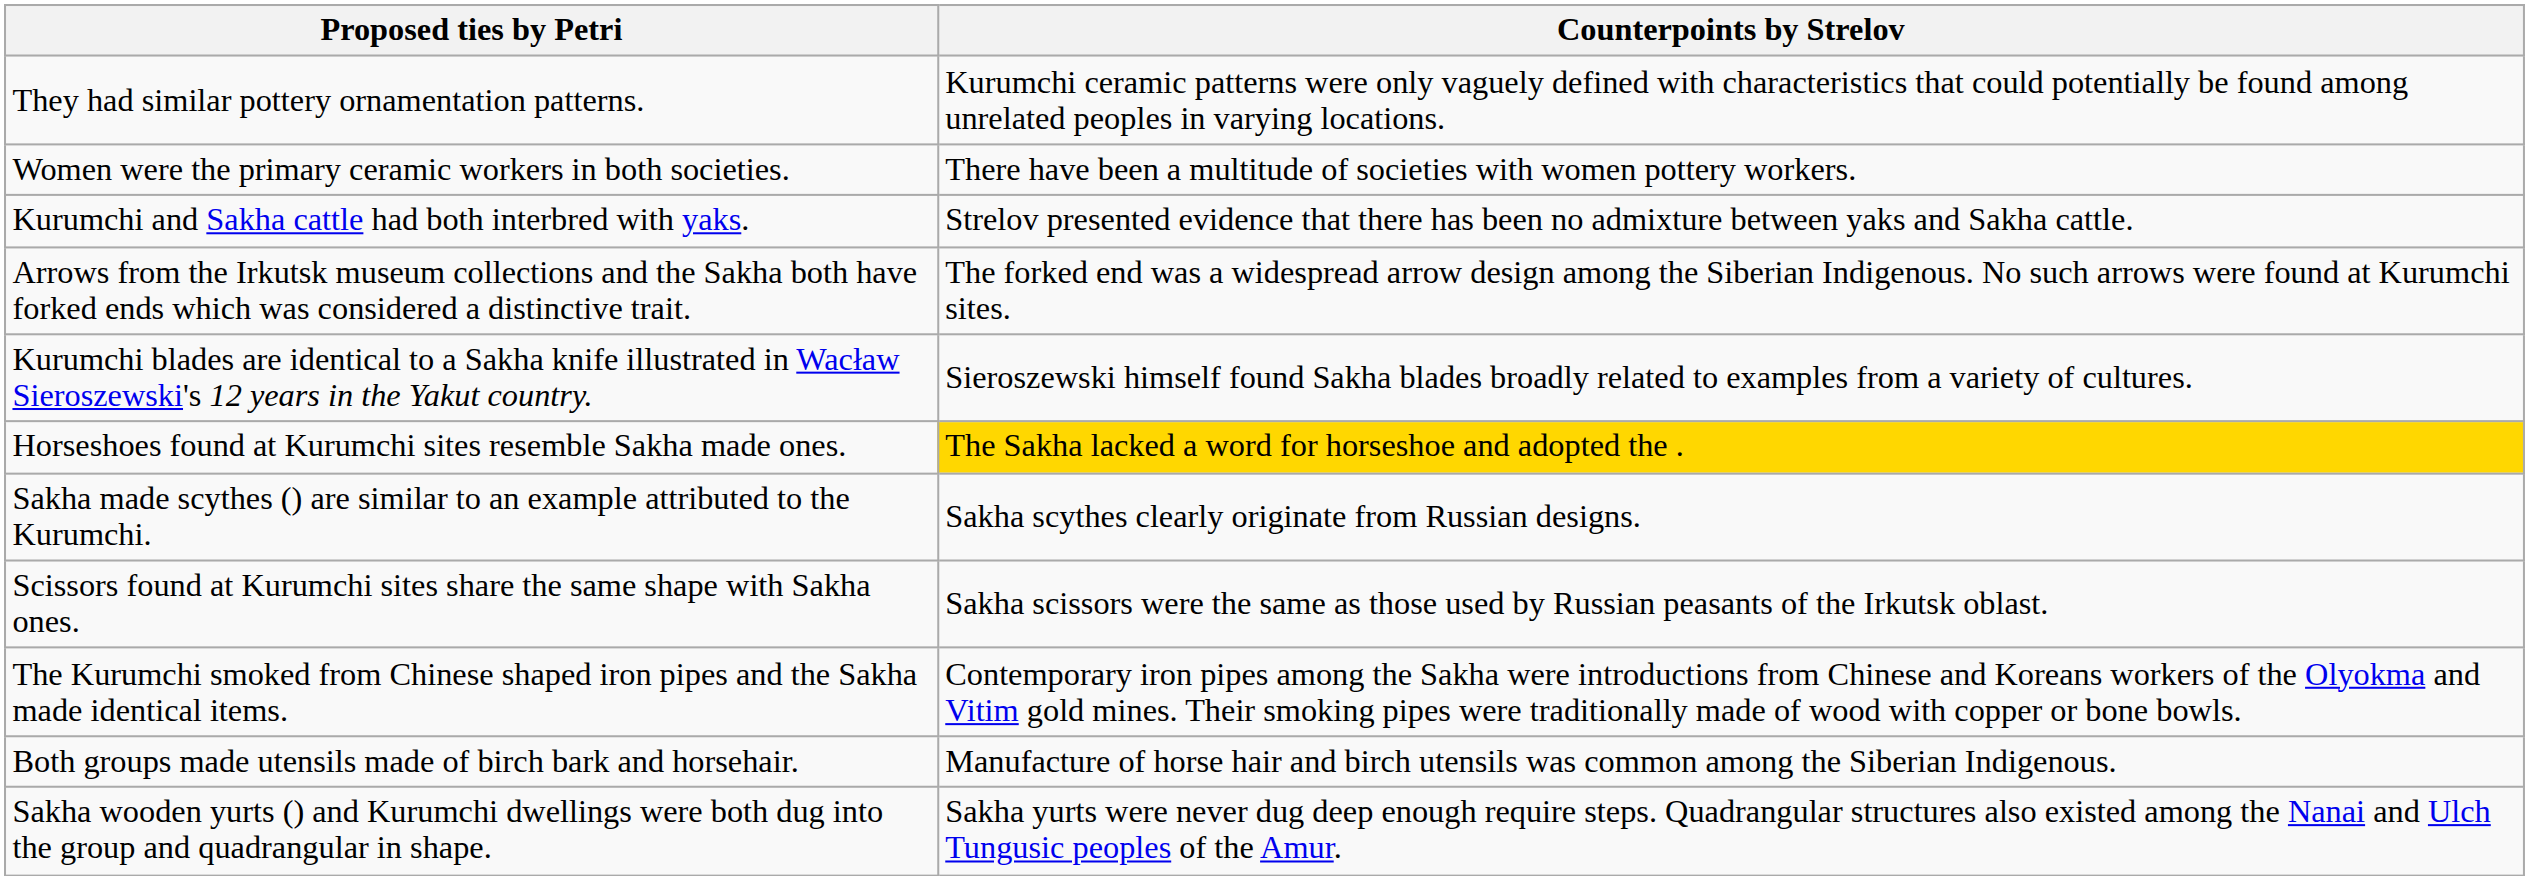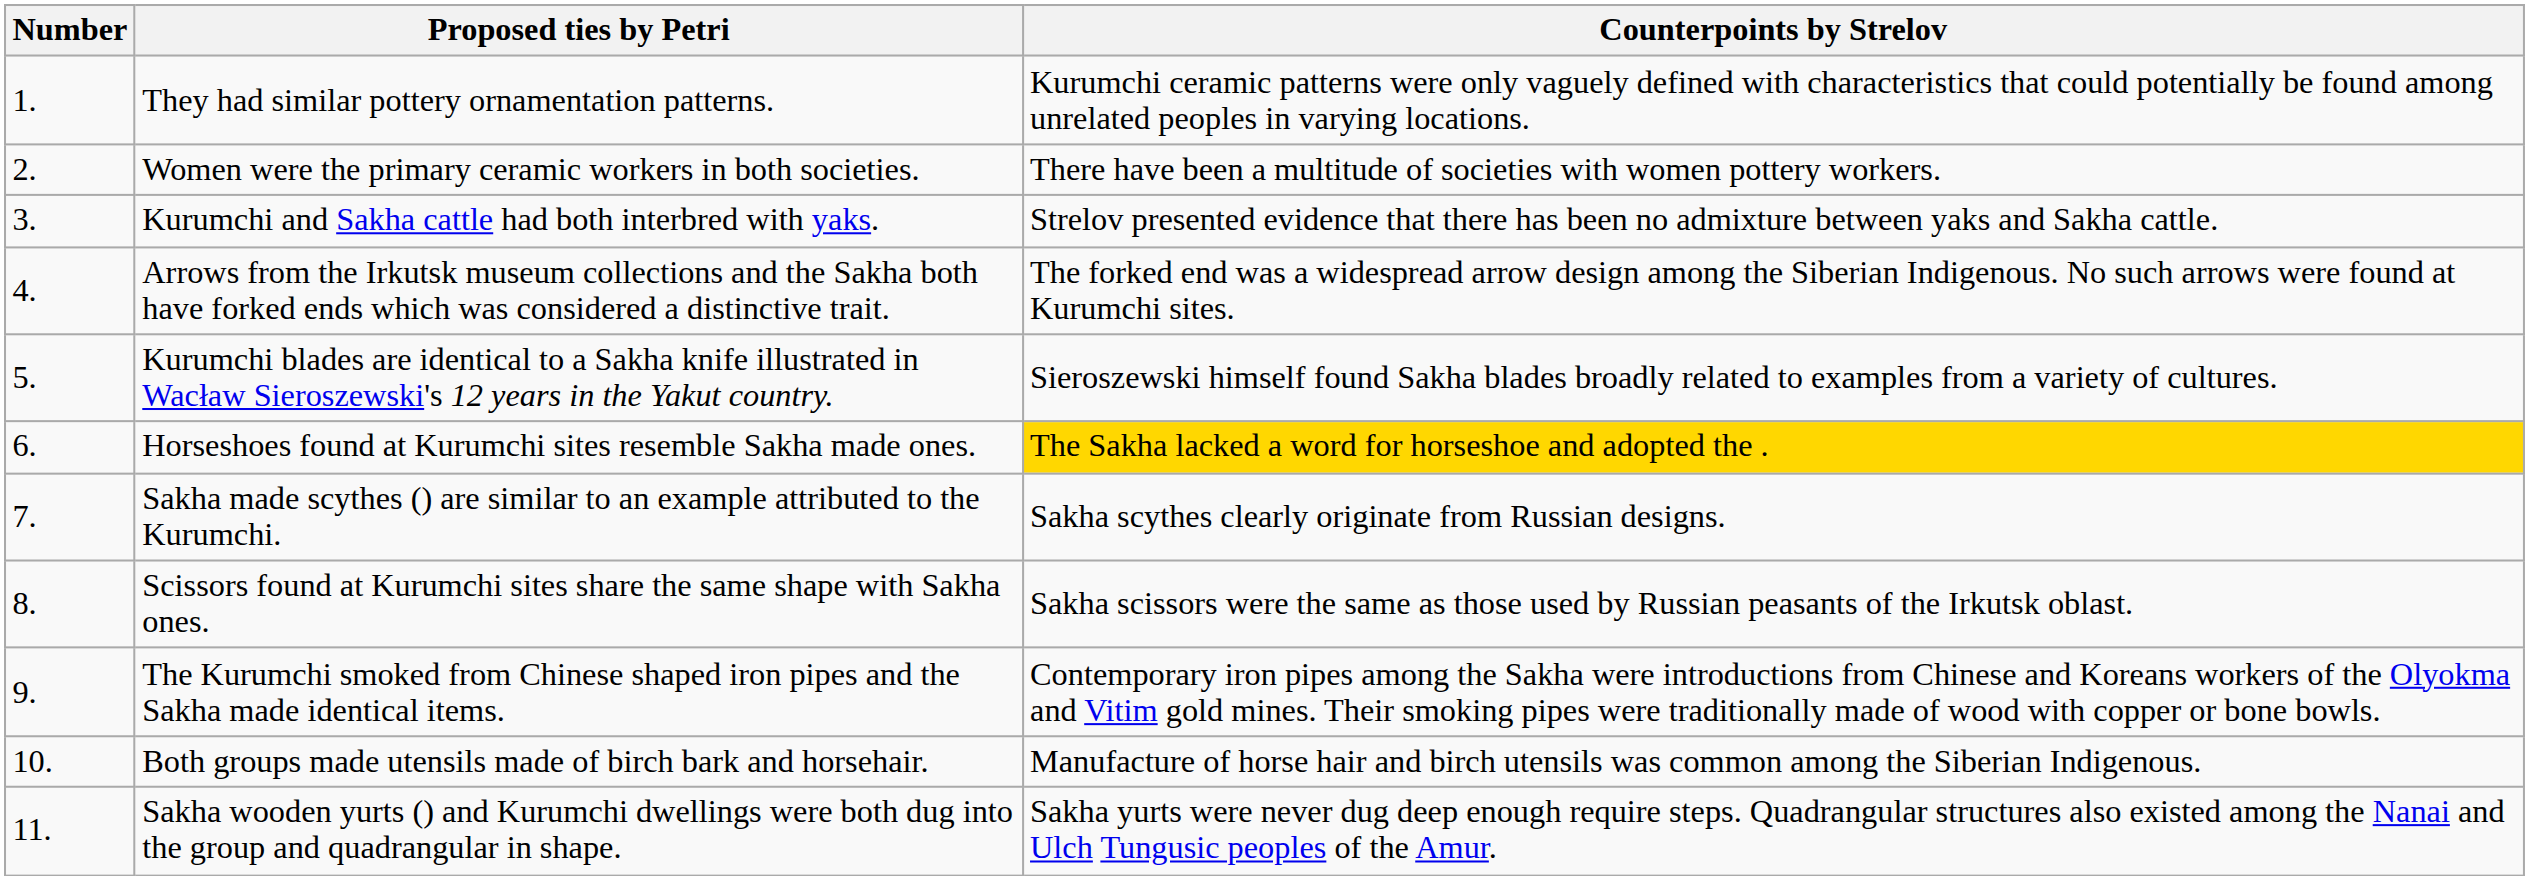+ column: (70, 30)
